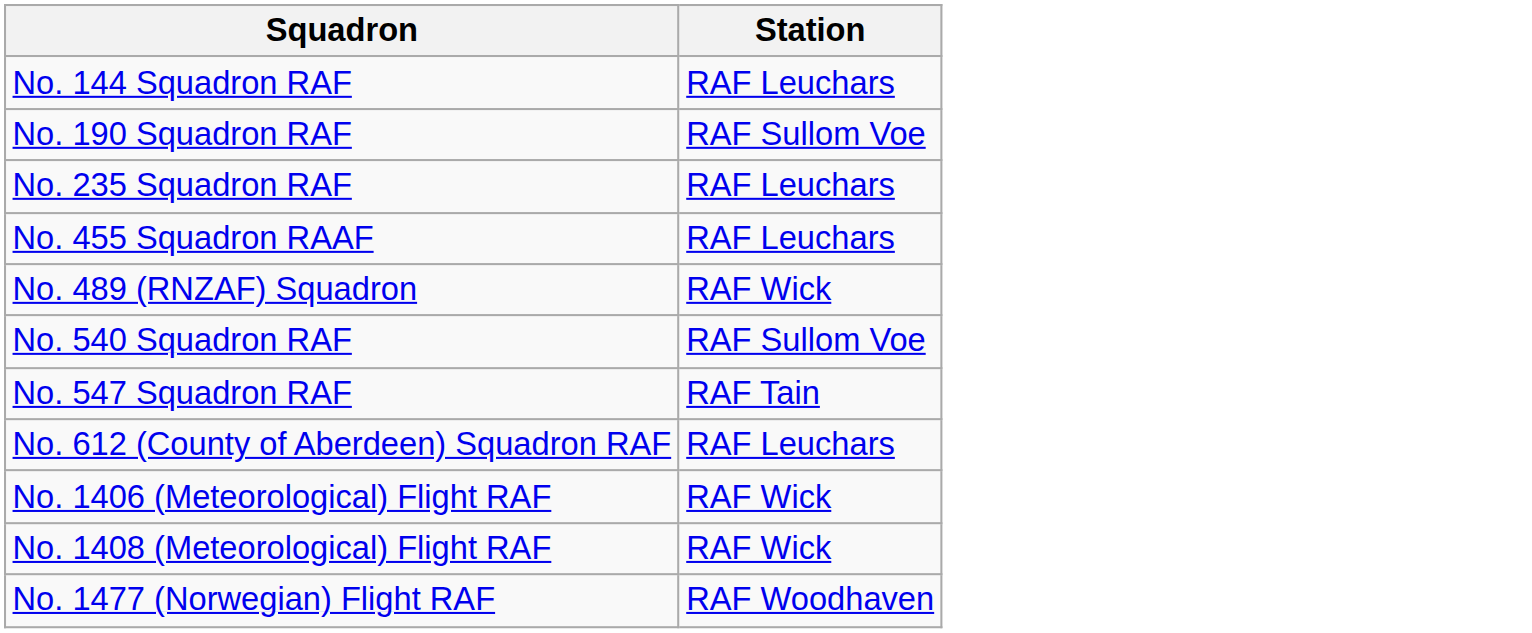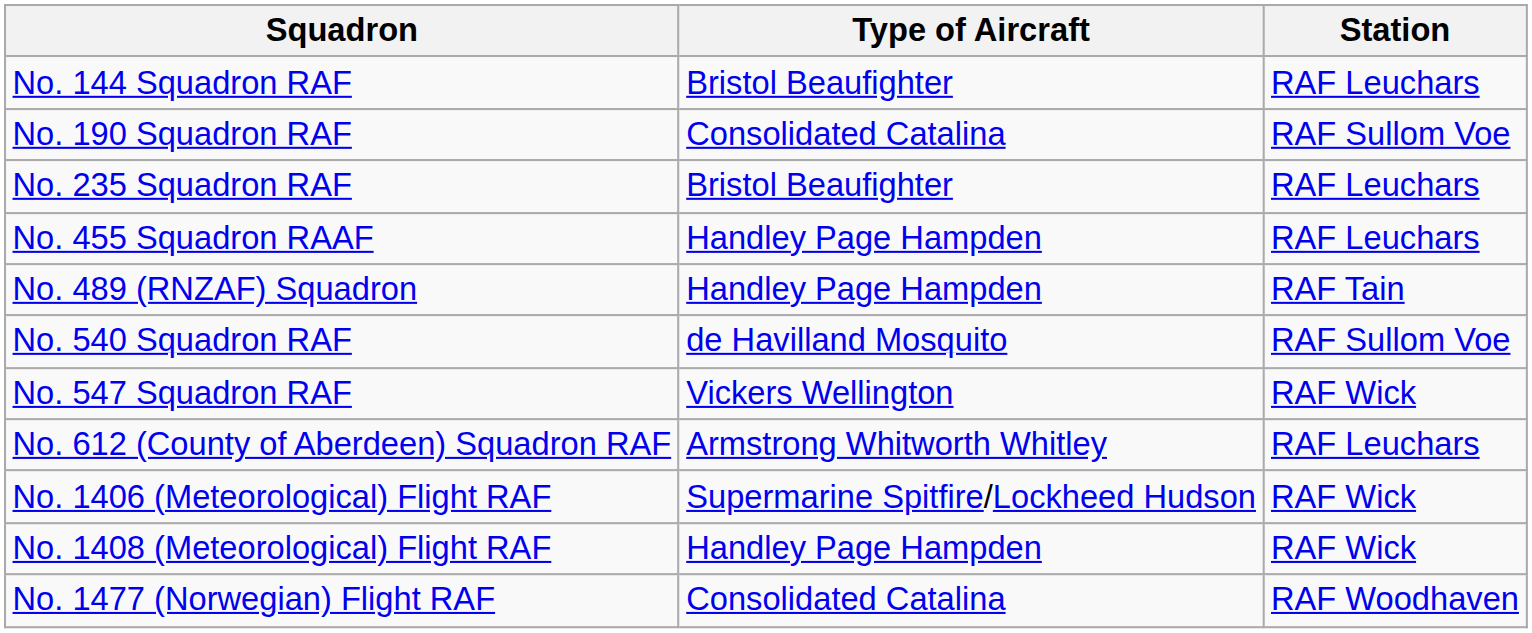+ column: (971, 30)
(759, 289) RAF Wick -> (1338, 289) RAF Tain
(753, 392) RAF Tain -> (1344, 392) RAF Wick
